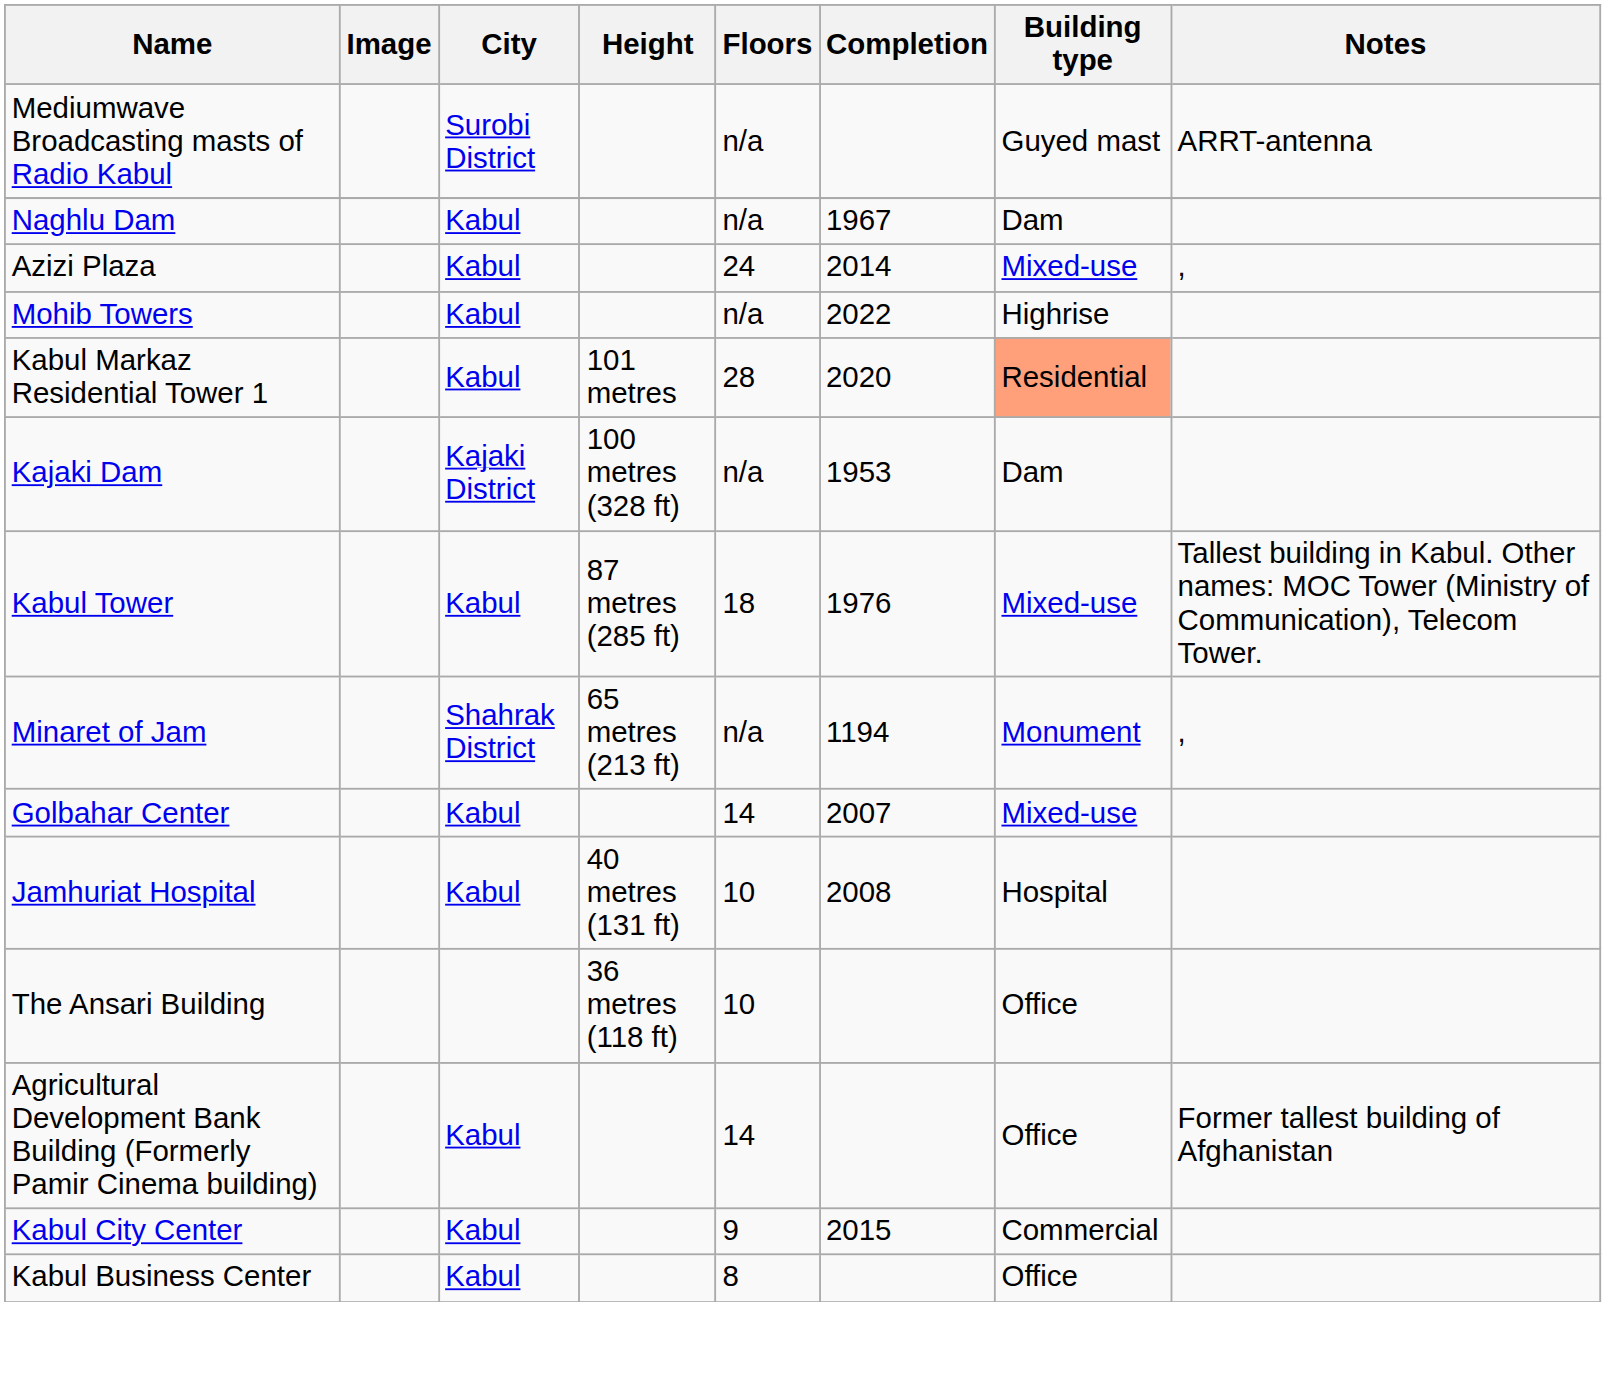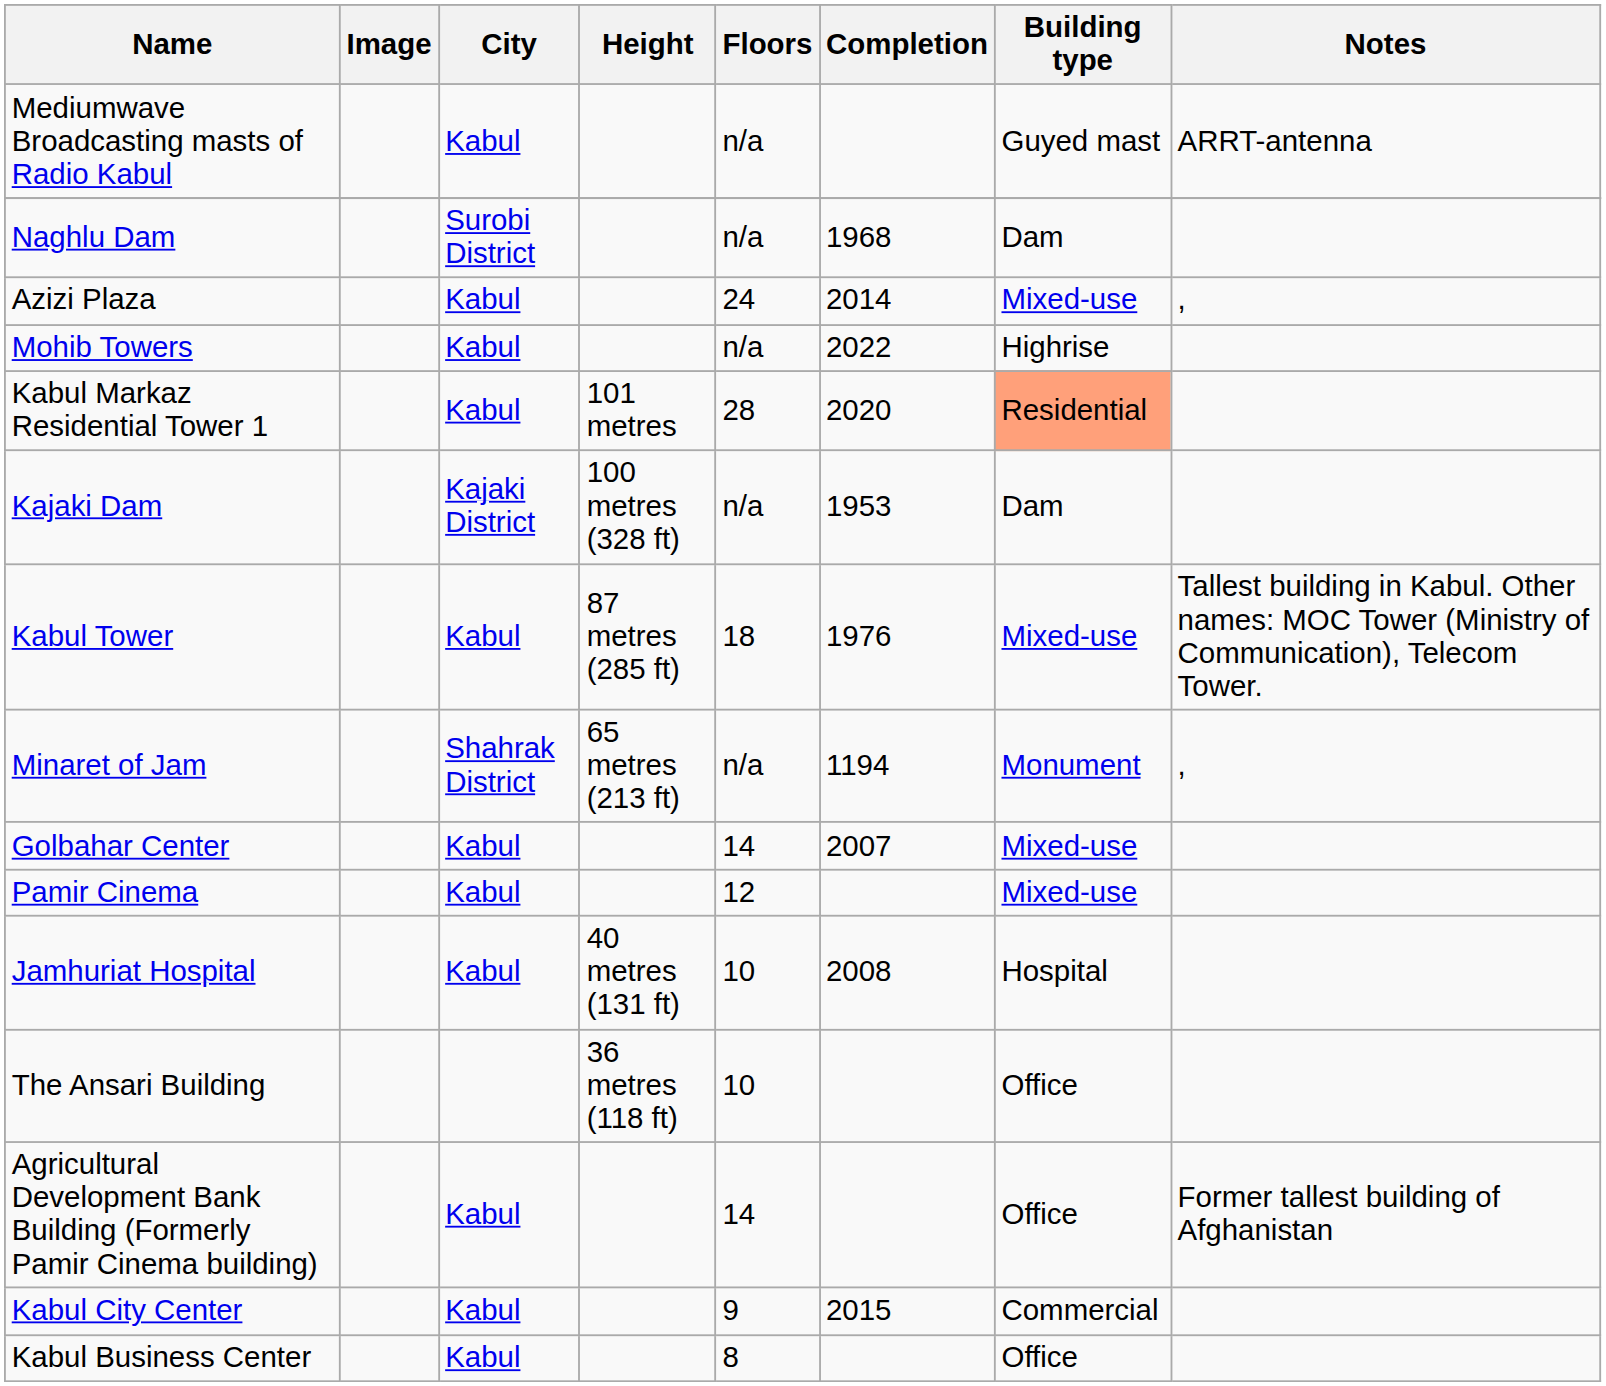(490, 140) Surobi District -> (483, 140) Kabul
(483, 220) Kabul -> (490, 237) Surobi District
(859, 220) 1967 -> (859, 237) 1968
+ row: (105, 892)
